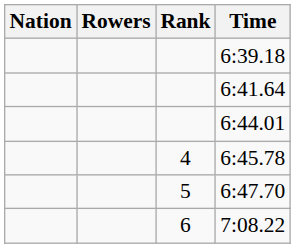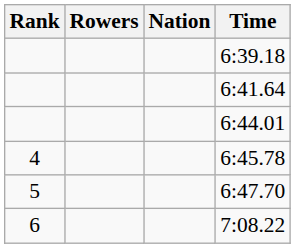columns swapped: (185, 21) <-> (41, 21)
